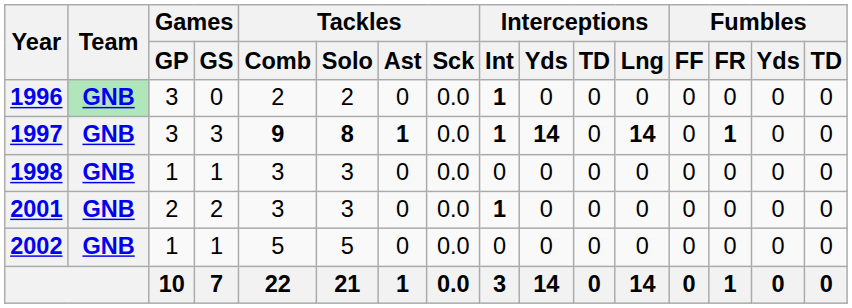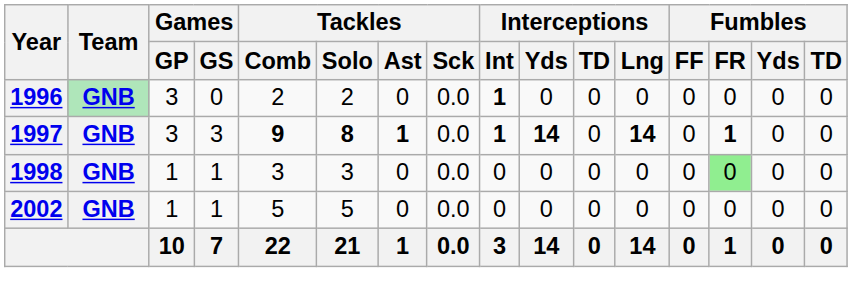(730, 172) no background -> (730, 172) lightgreen background
- row: (36, 209)
